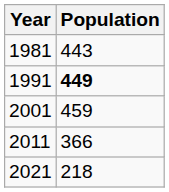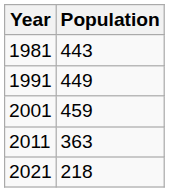(77, 80) bold -> (77, 80) normal
(77, 141) 366 -> (77, 141) 363
